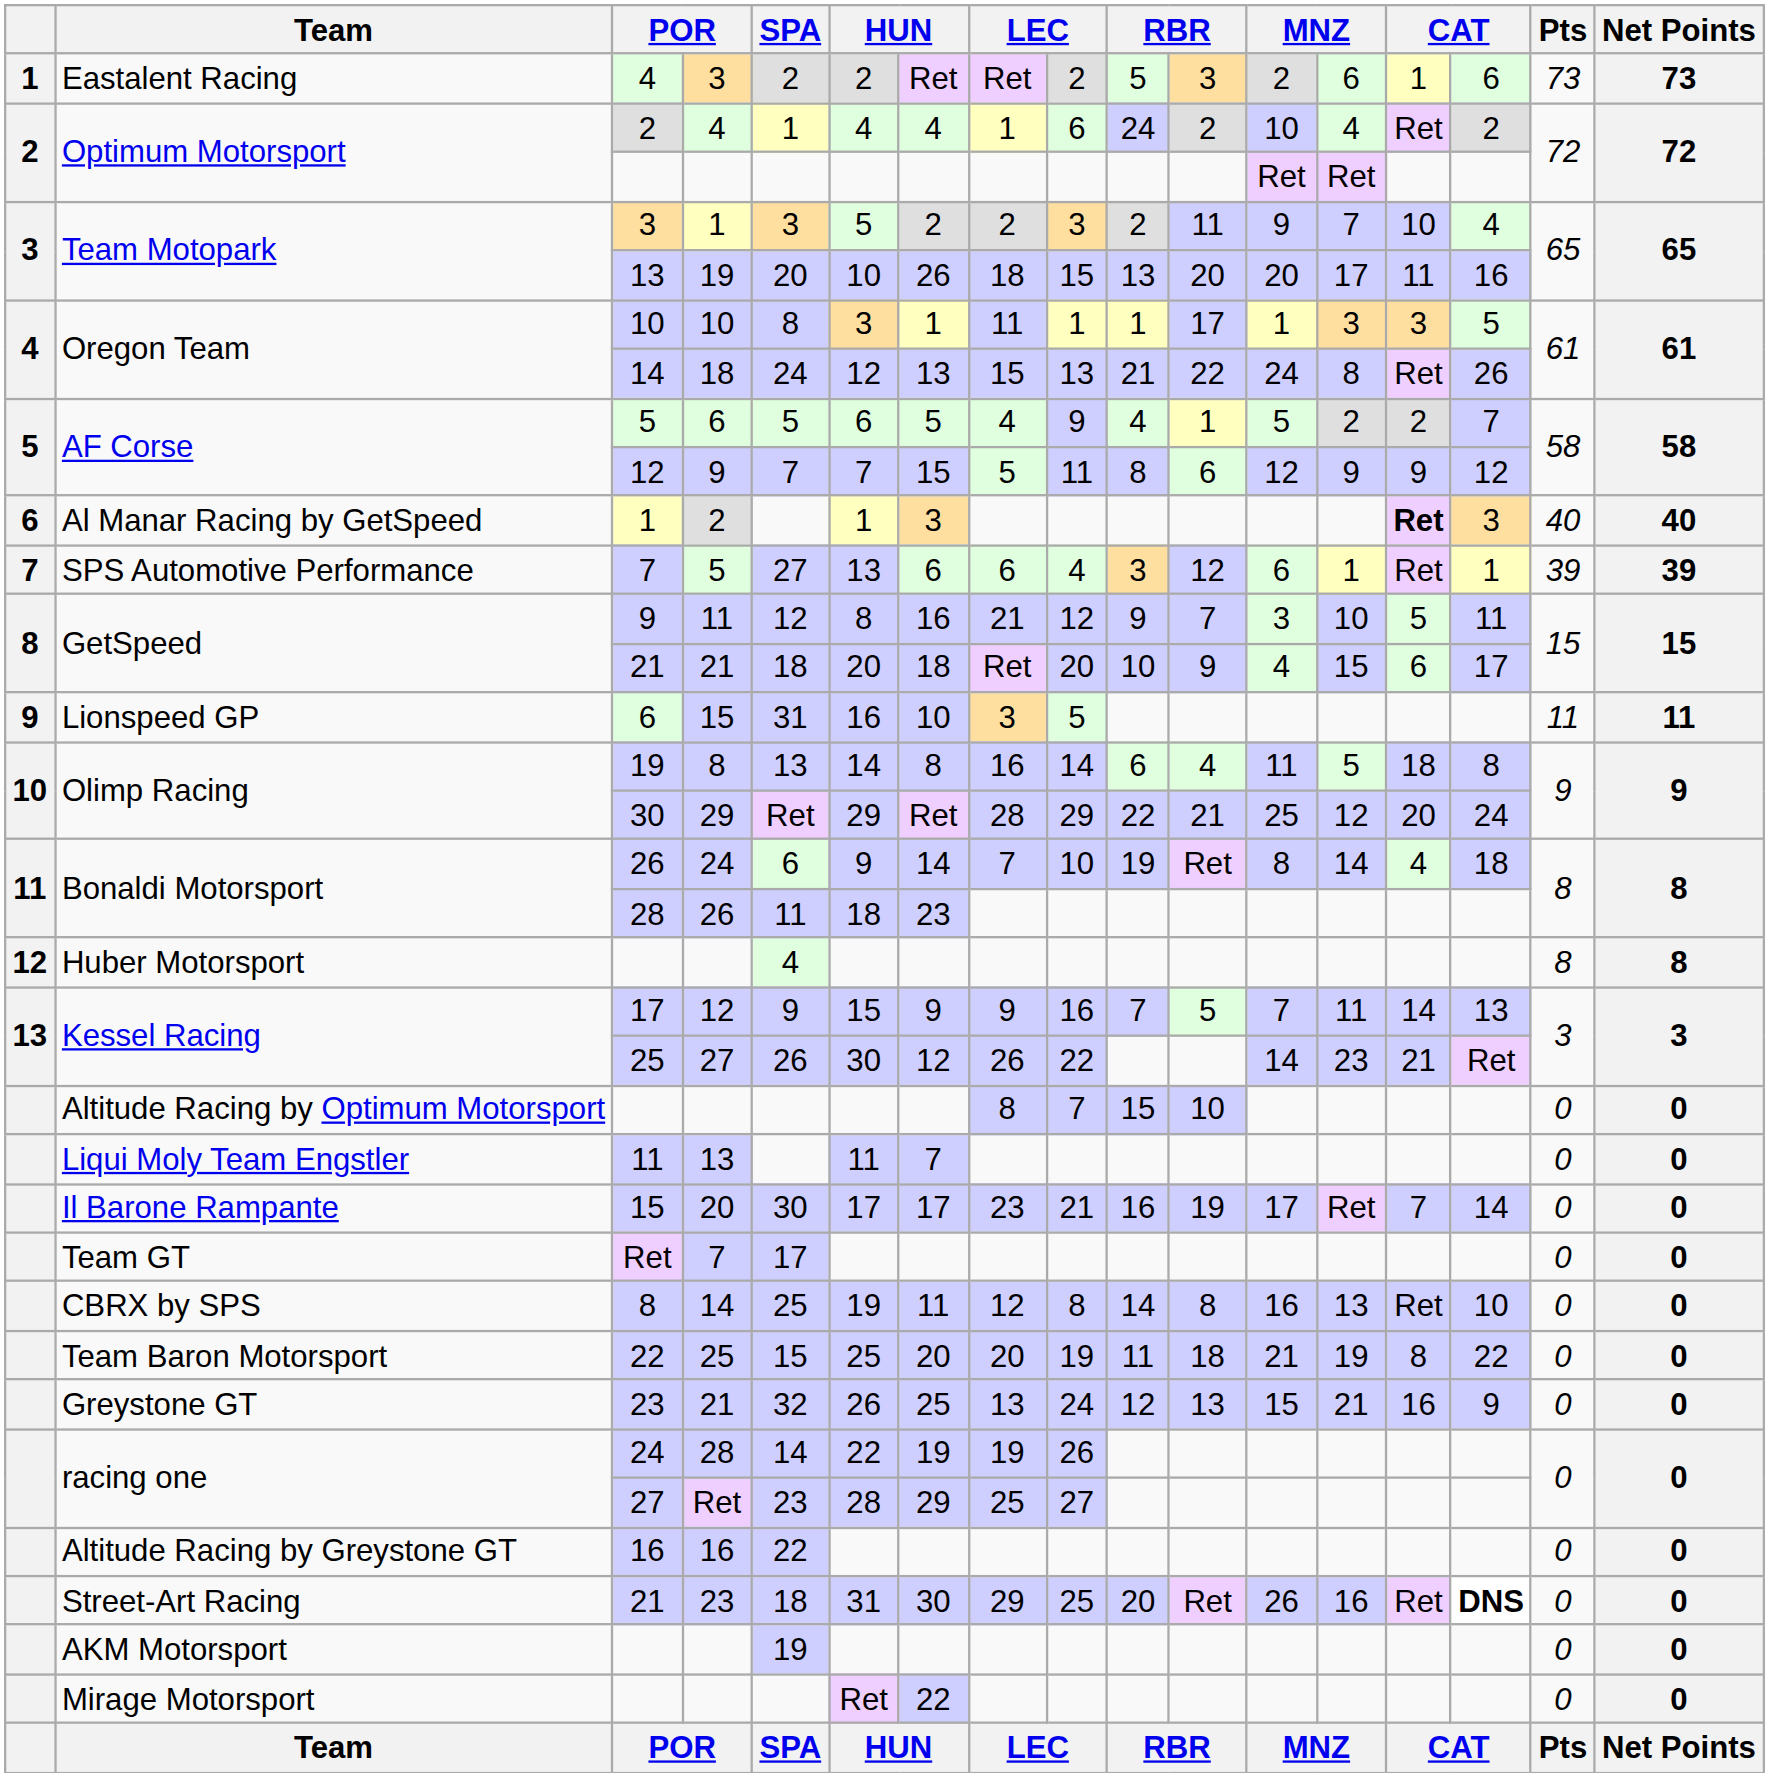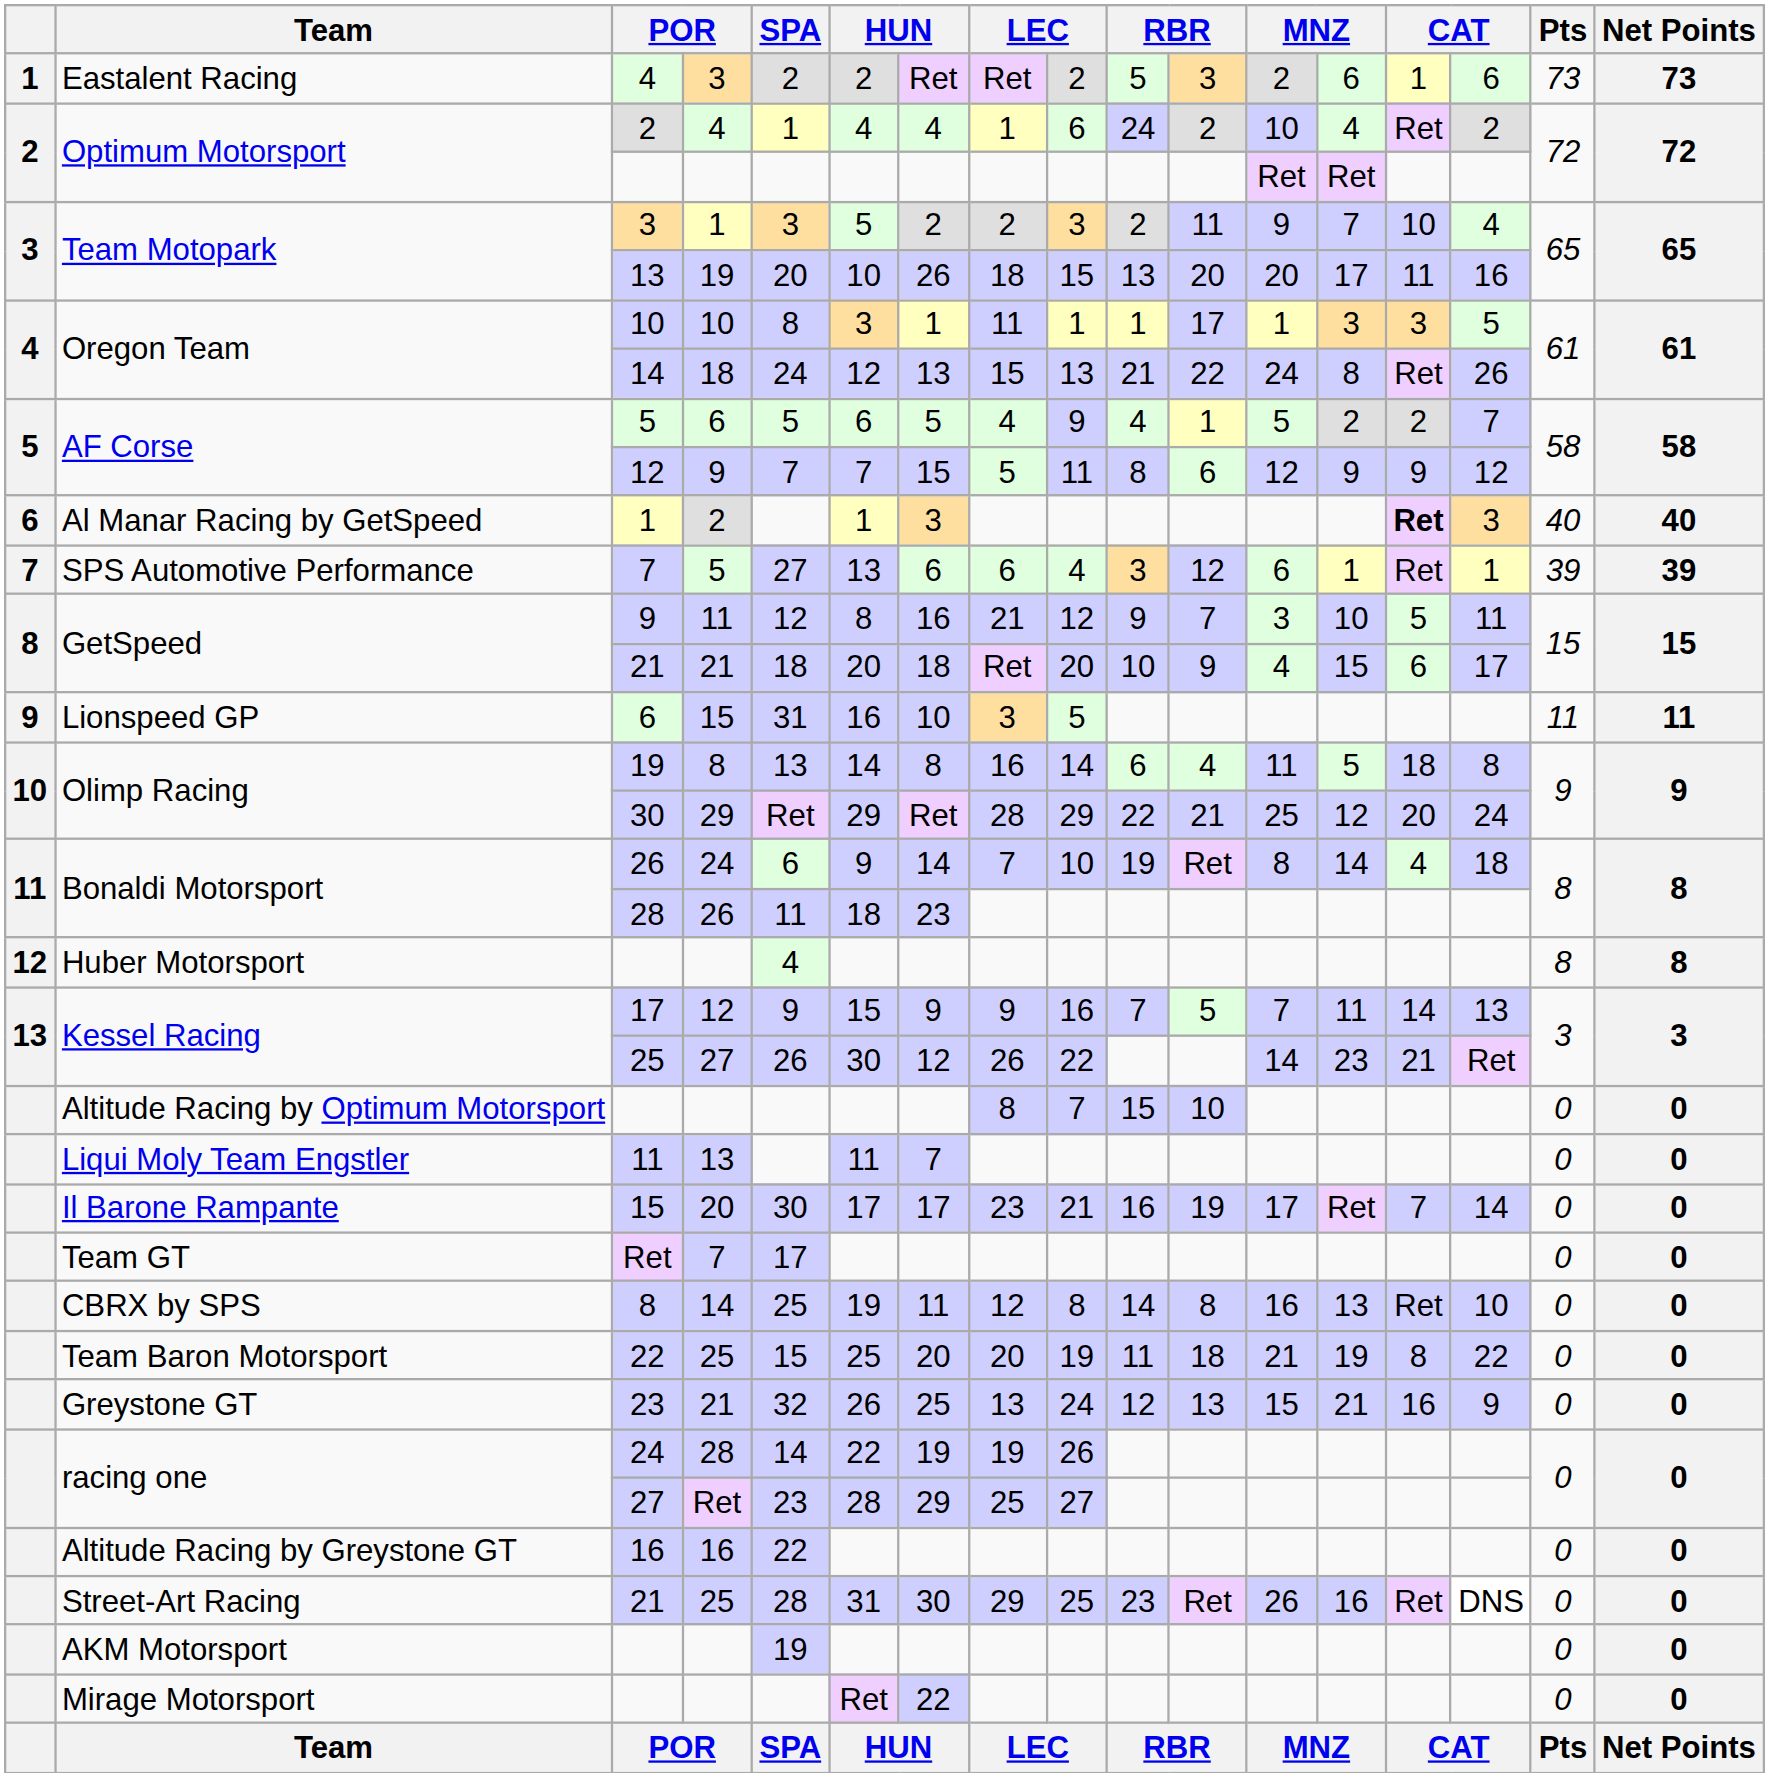(717, 1600) 23 -> (717, 1600) 25
(790, 1600) 18 -> (790, 1600) 28
(1138, 1600) 20 -> (1138, 1600) 23
(1491, 1600) bold -> (1491, 1600) normal
